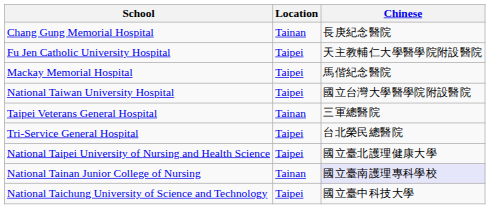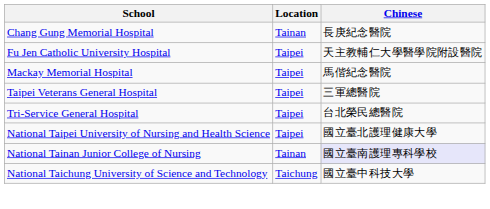- row: (91, 93)
(291, 113) Tainan -> (289, 93) Taipei
(289, 193) Taipei -> (296, 173) Taichung
